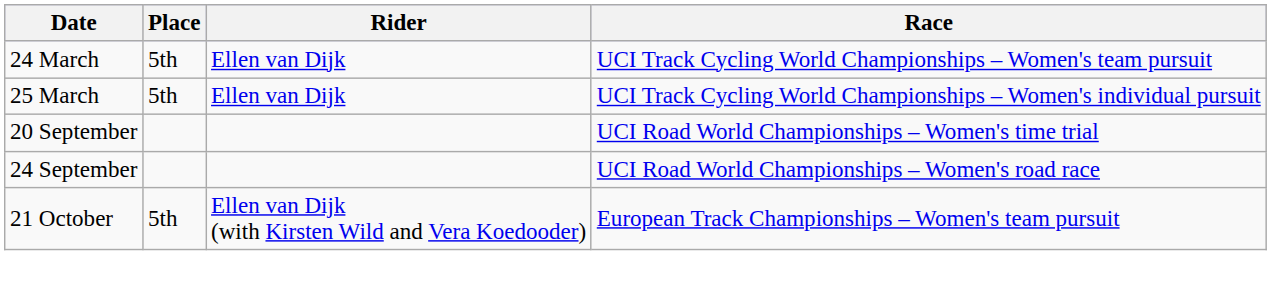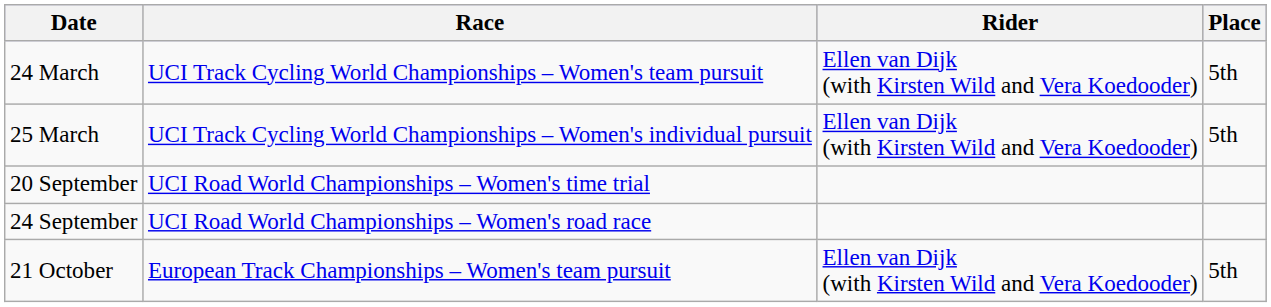columns swapped: (929, 22) <-> (174, 22)
(278, 59) Ellen van Dijk -> (1010, 72) Ellen van Dijk (with Kirsten Wild and Vera Koedooder)
(278, 95) Ellen van Dijk -> (1010, 134) Ellen van Dijk (with Kirsten Wild and Vera Koedooder)
